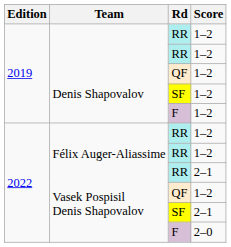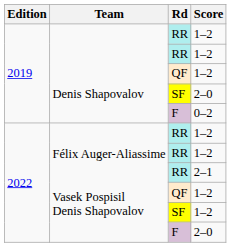(203, 93) 1–2 -> (203, 93) 2–0
(203, 113) 1–2 -> (203, 113) 0–2
(203, 212) 2–1 -> (203, 212) 1–2
